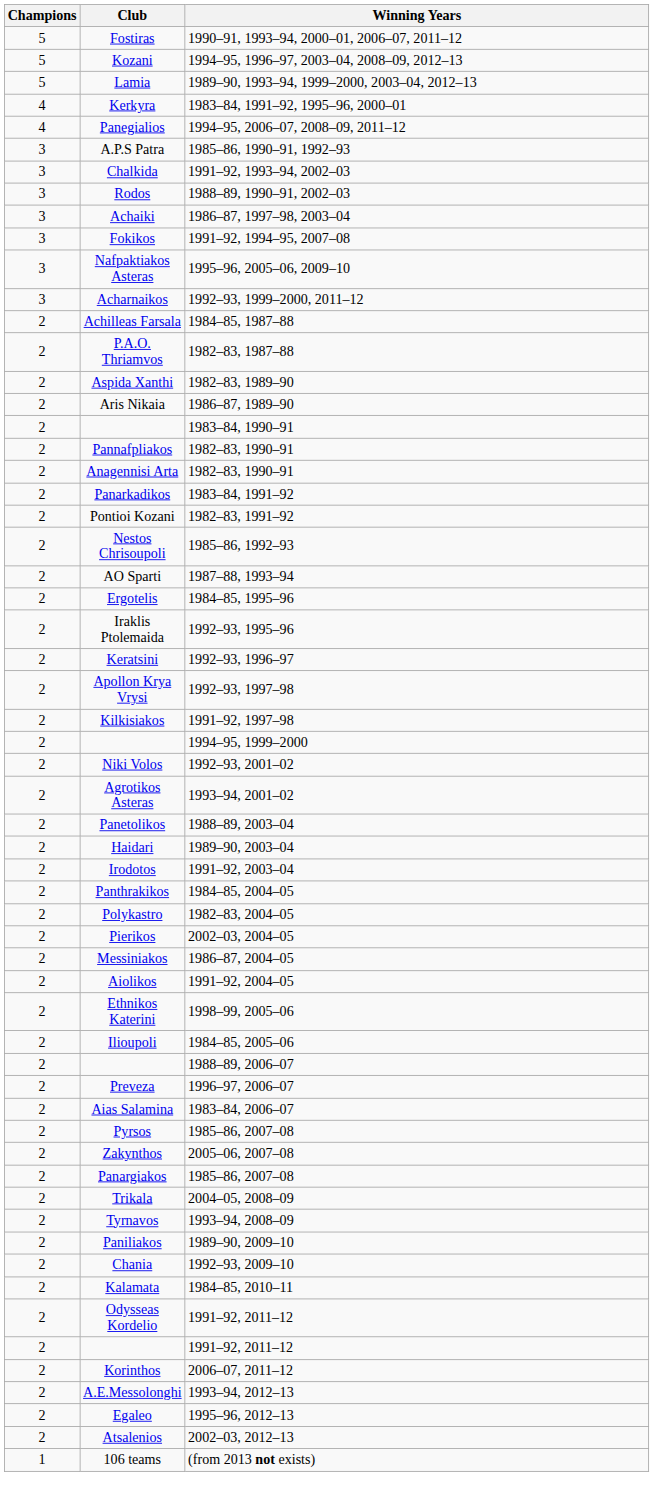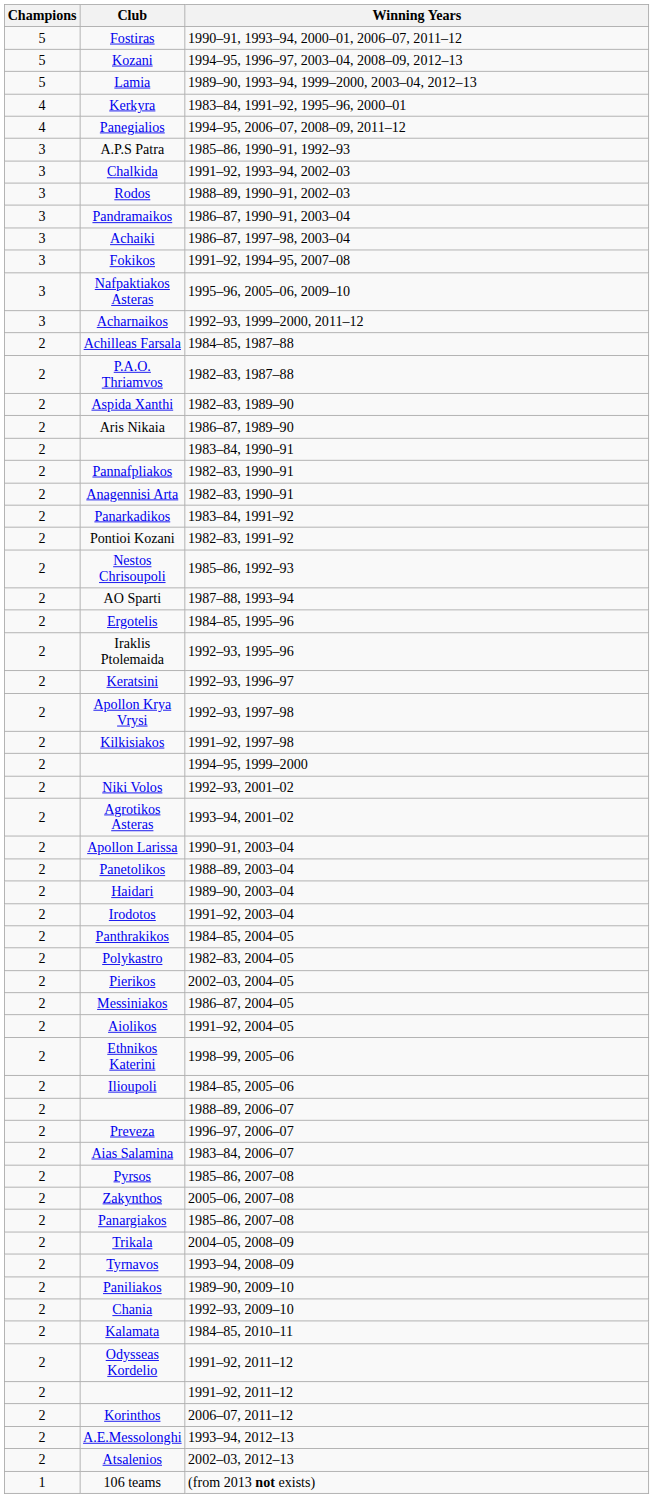+ row: (132, 216)
+ row: (132, 847)
- row: (132, 1415)
